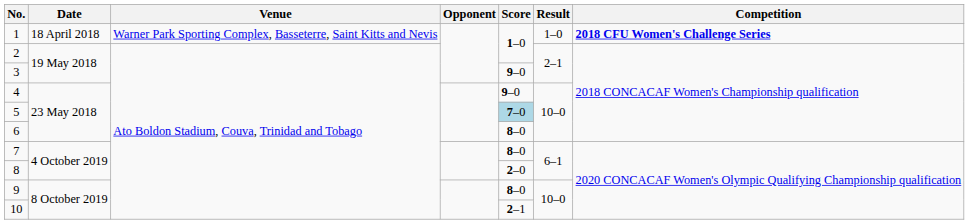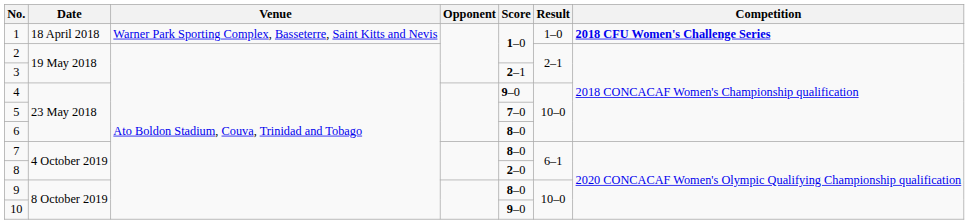(516, 72) 9–0 -> (516, 72) 2–1
(516, 111) lightblue background -> (516, 111) no background
(516, 209) 2–1 -> (516, 209) 9–0
